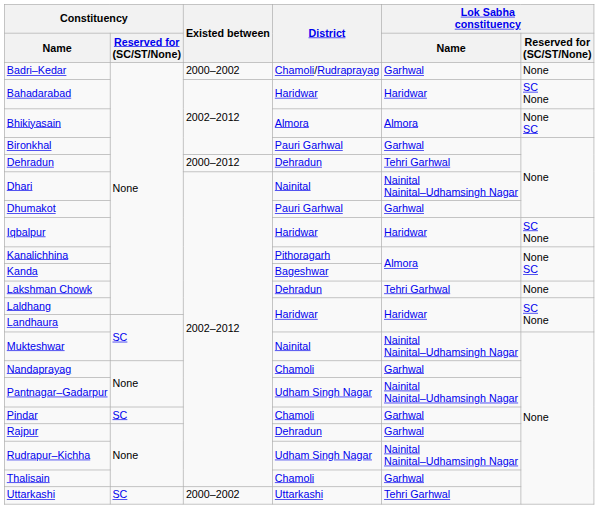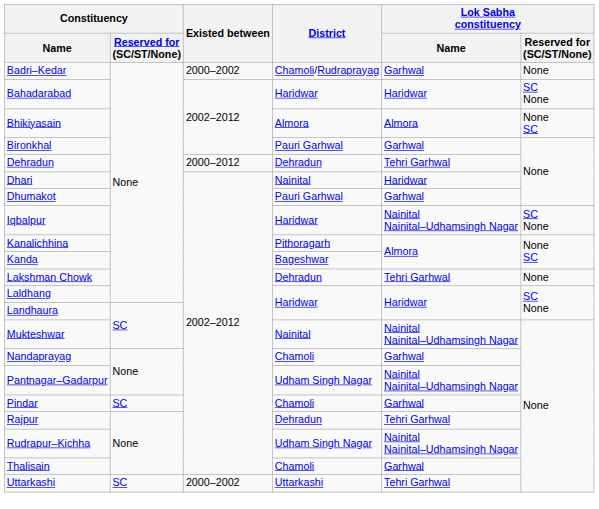(451, 186) Nainital Nainital–Udhamsingh Nagar -> (406, 180) Haridwar
(406, 232) Haridwar -> (451, 220) Nainital Nainital–Udhamsingh Nagar
(404, 432) Garhwal -> (417, 420) Tehri Garhwal
